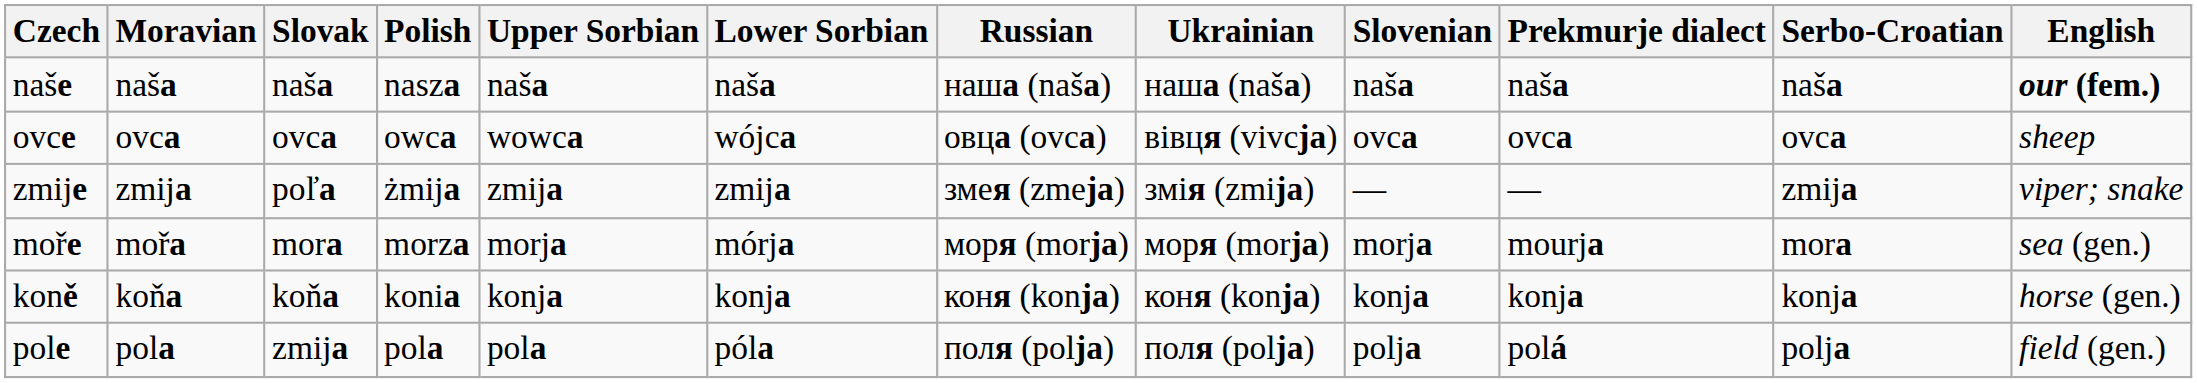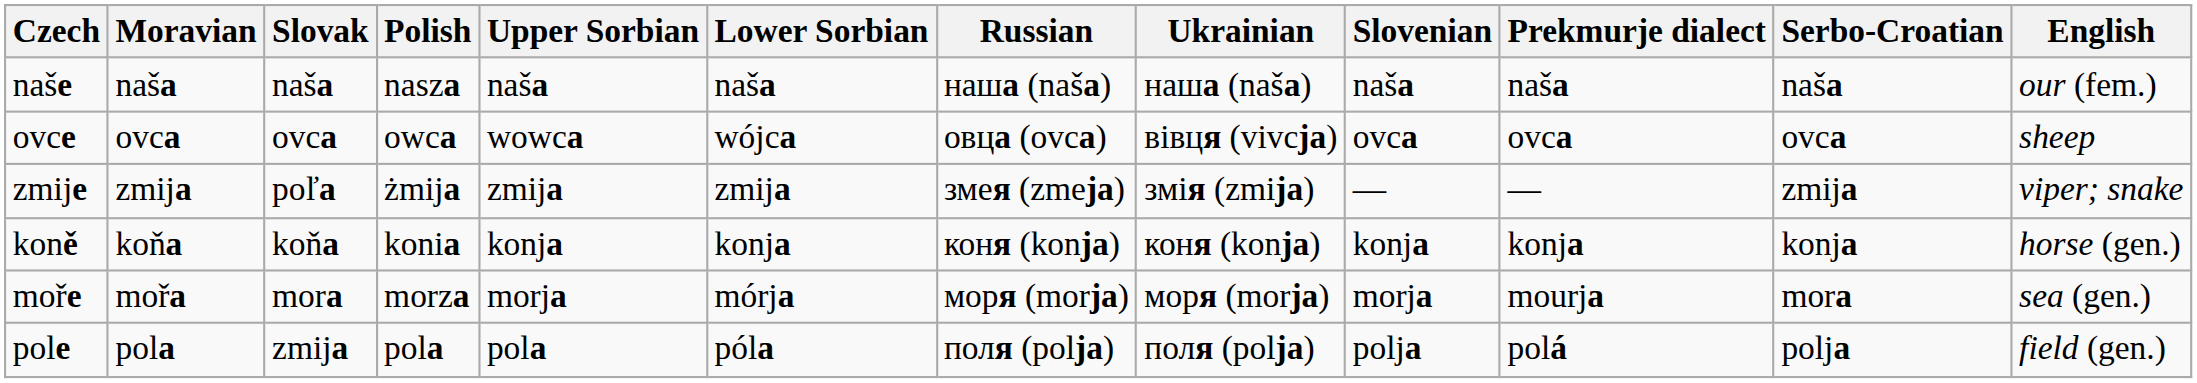(2090, 84) bold -> (2088, 84) normal
rows swapped: (47, 243) <-> (45, 296)
